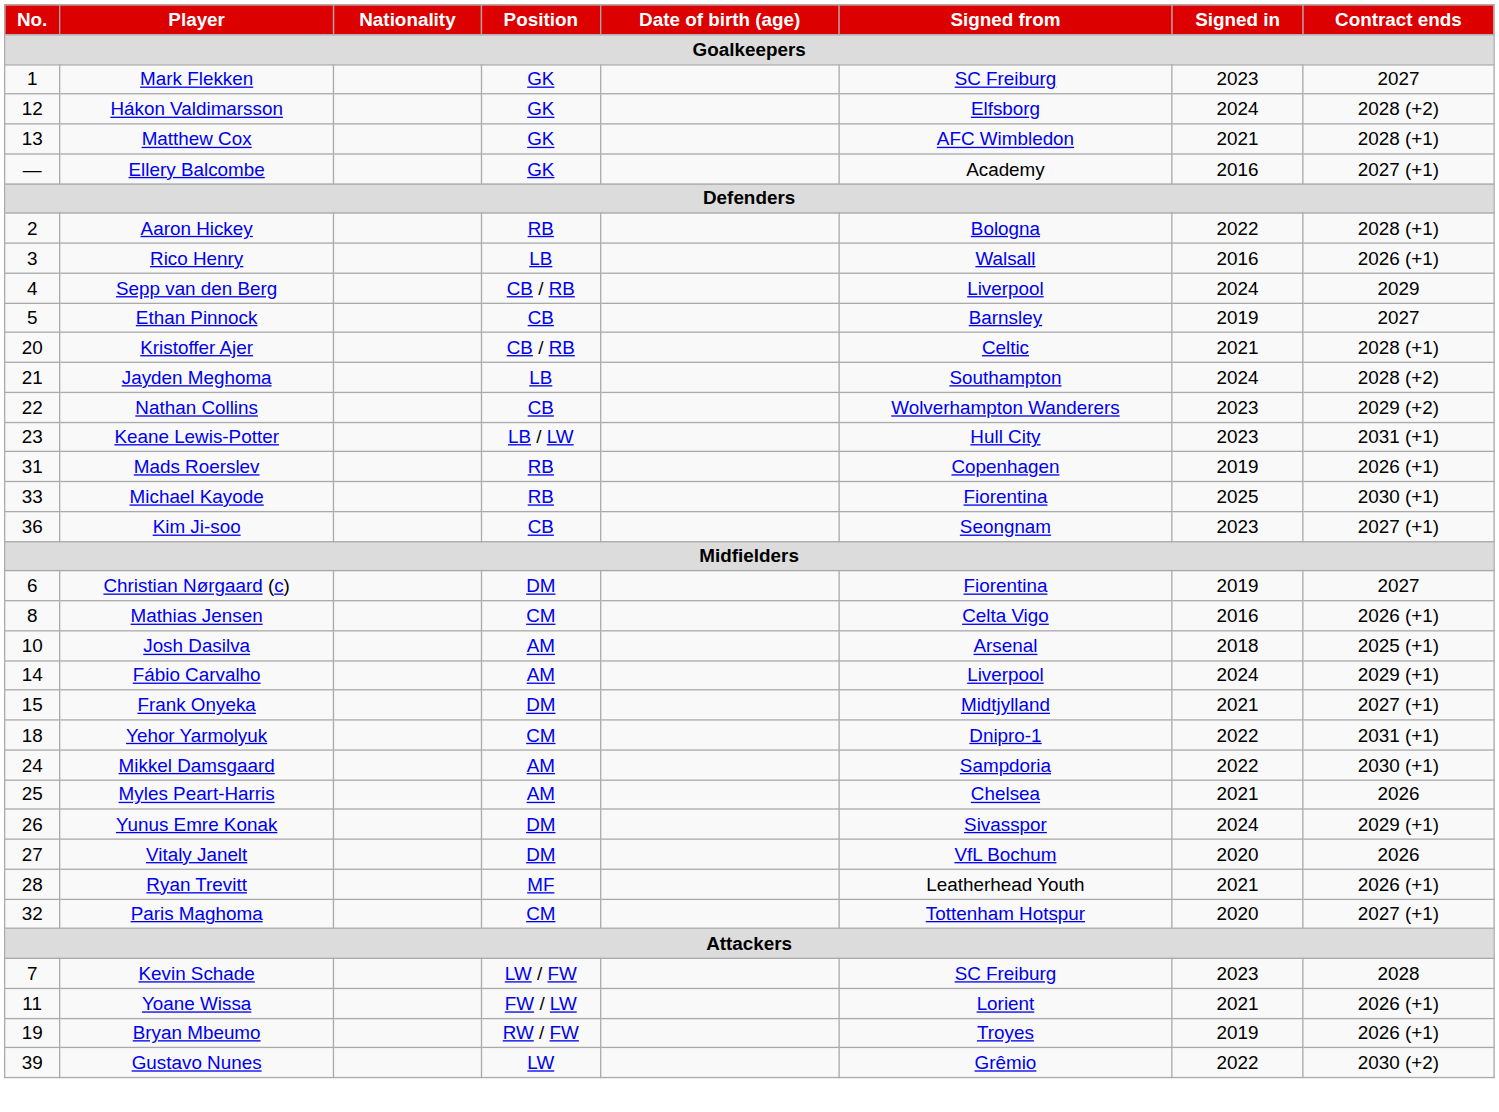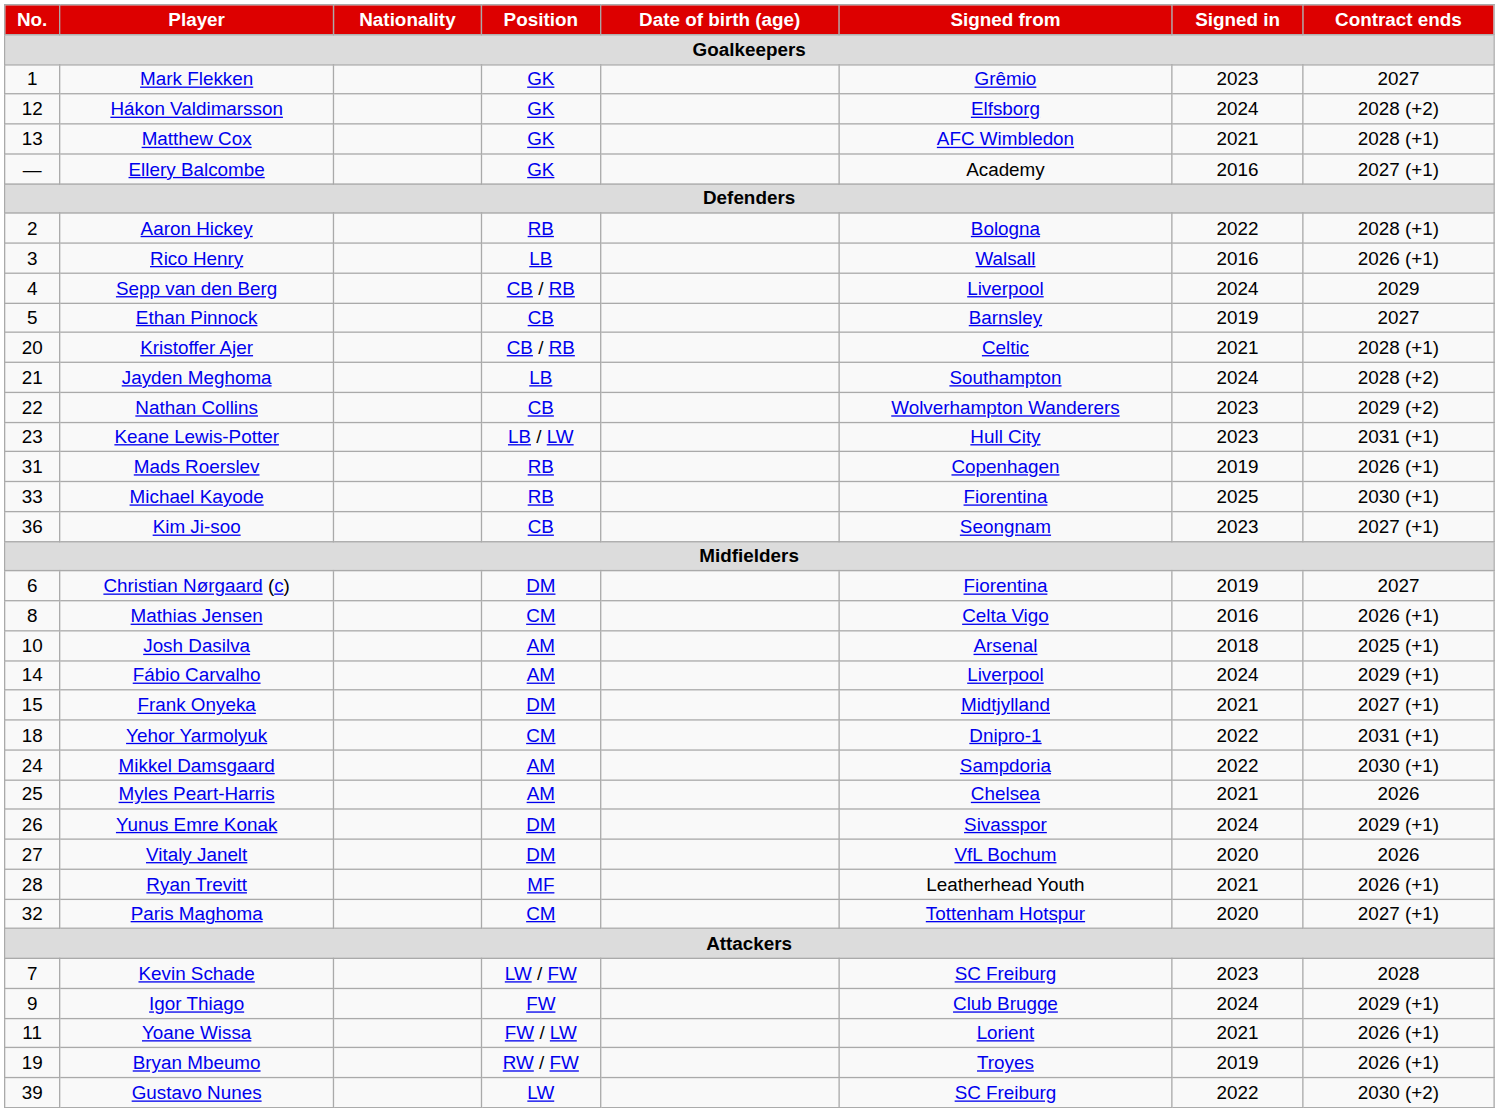(1005, 80) SC Freiburg -> (1005, 80) Grêmio
+ row: (197, 1003)
(1005, 1063) Grêmio -> (1005, 1093) SC Freiburg
